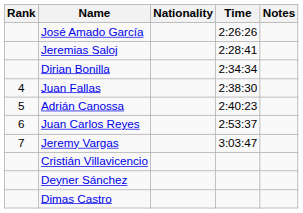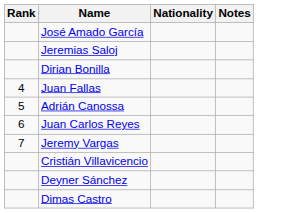- column: (238, 13)
